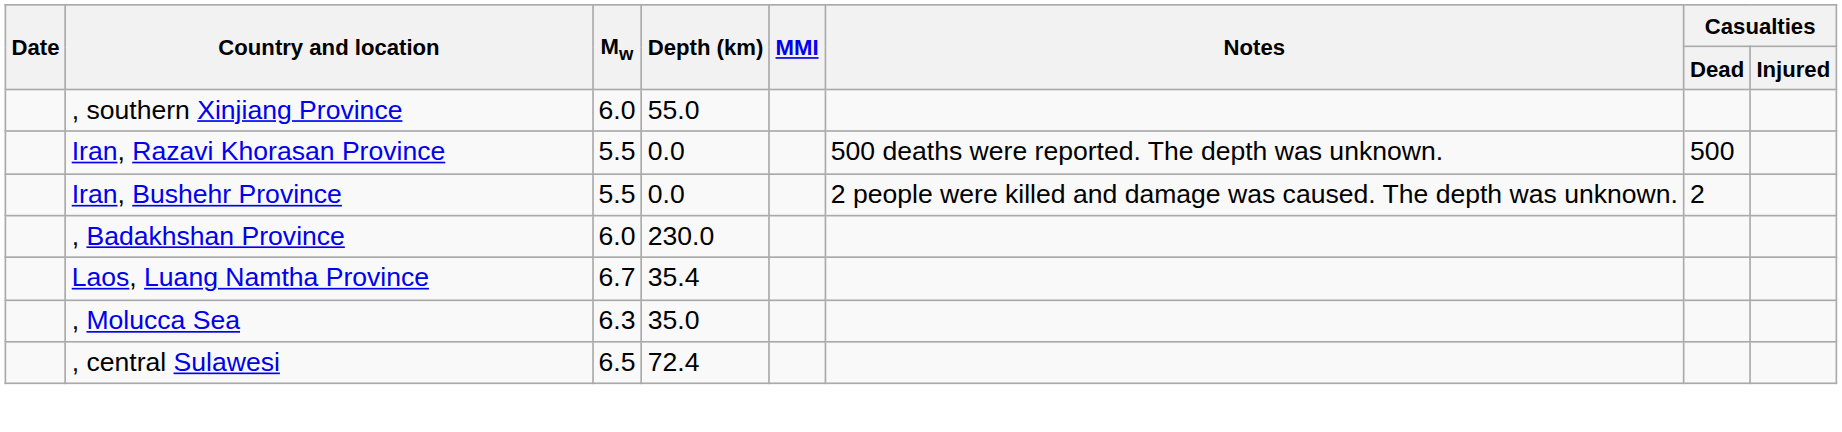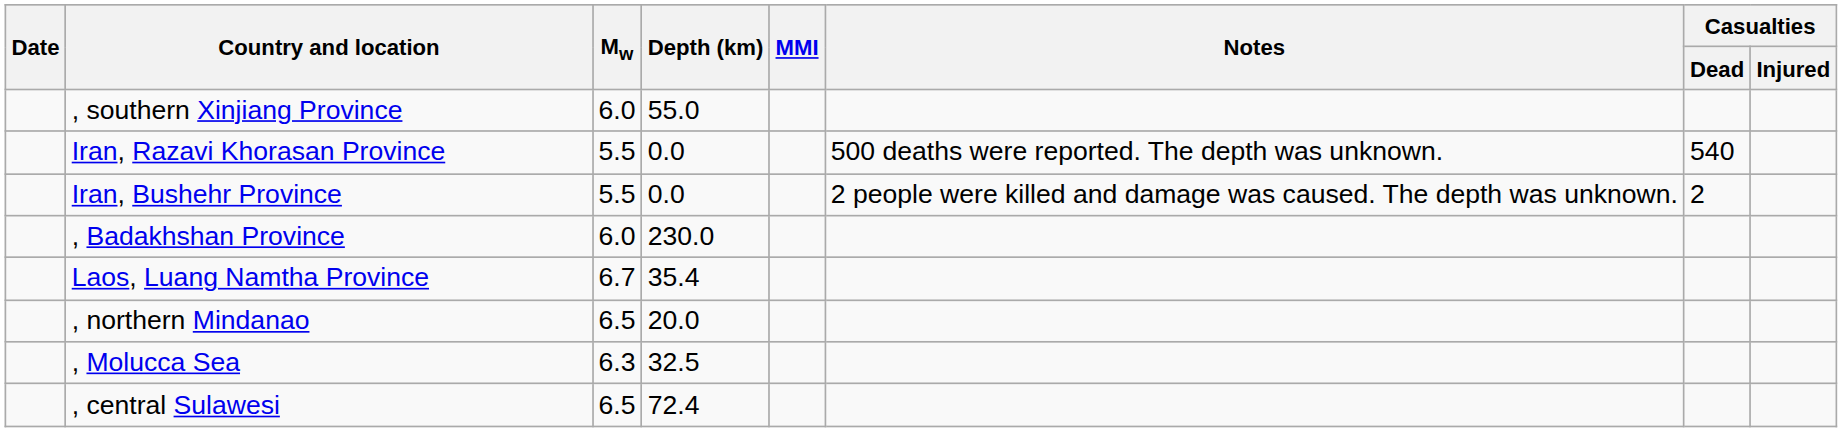(1712, 151) 500 -> (1712, 151) 540
+ row: (191, 320)
(674, 320) 35.0 -> (674, 362) 32.5
